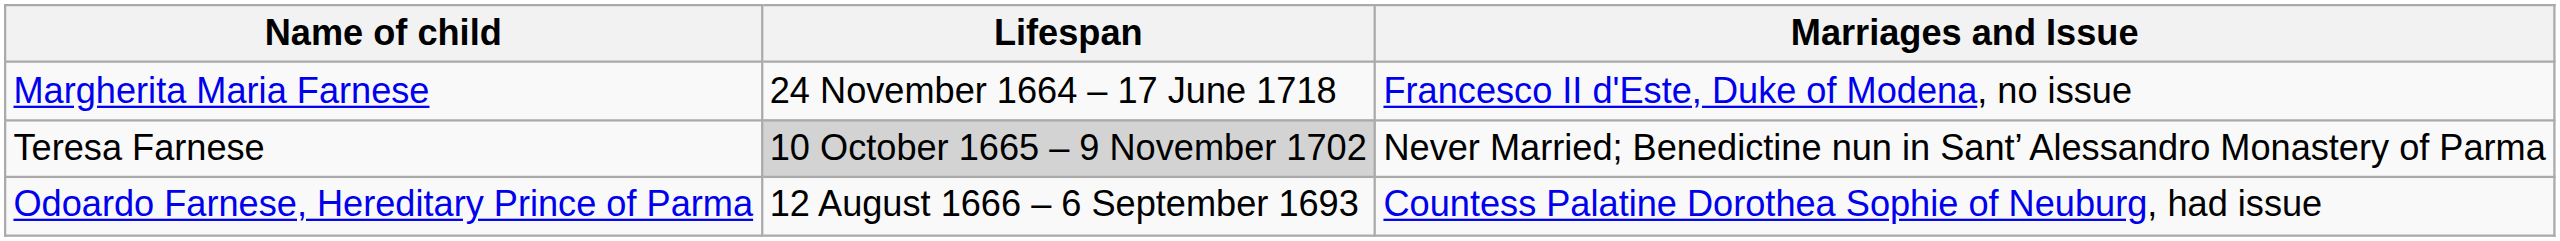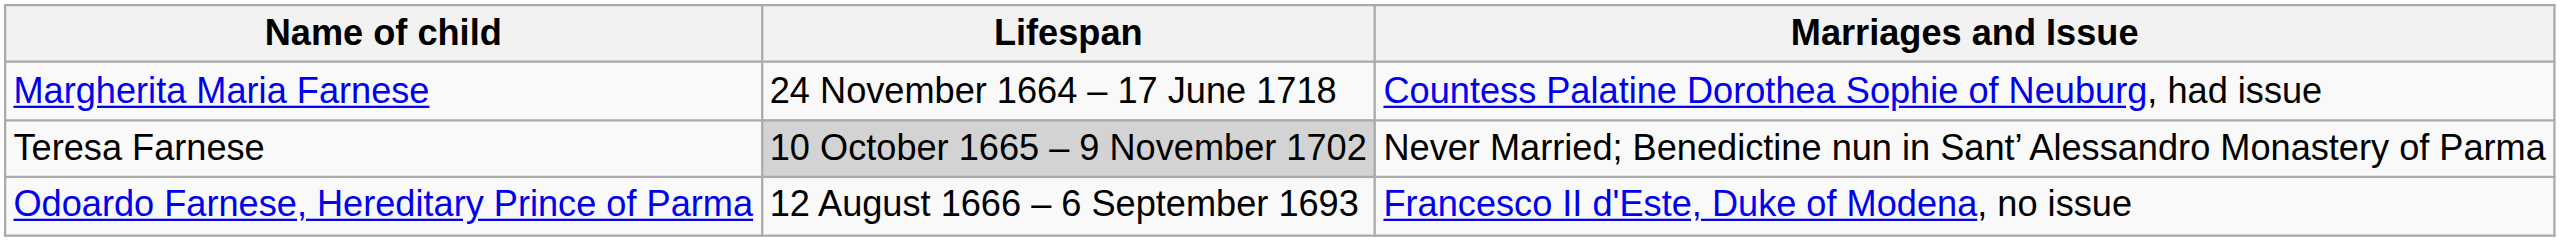(1758, 90) Francesco II d'Este, Duke of Modena, no issue -> (1853, 90) Countess Palatine Dorothea Sophie of Neuburg, had issue
(1853, 205) Countess Palatine Dorothea Sophie of Neuburg, had issue -> (1758, 205) Francesco II d'Este, Duke of Modena, no issue
